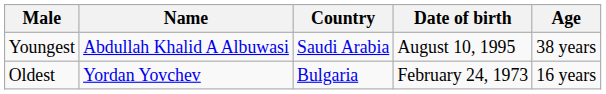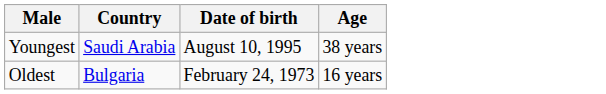- column: (186, 18)
